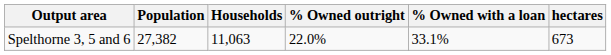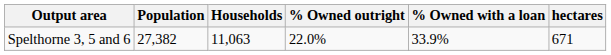(430, 38) 33.1% -> (430, 38) 33.9%
(563, 38) 673 -> (563, 38) 671
